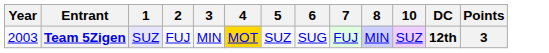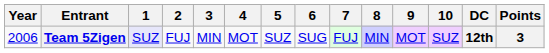+ column: (411, 16)
(23, 37) 2003 -> (23, 37) 2006
(243, 37) gold background -> (243, 37) no background
